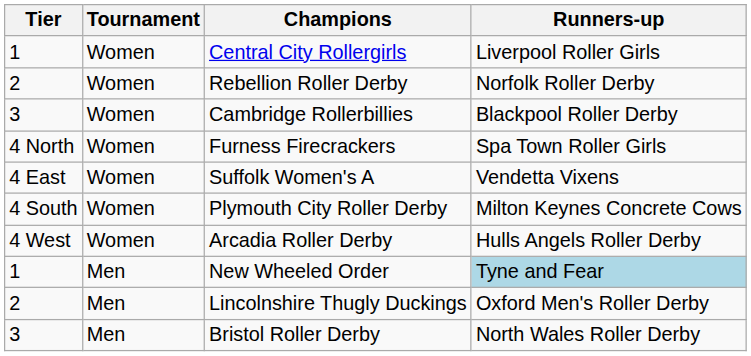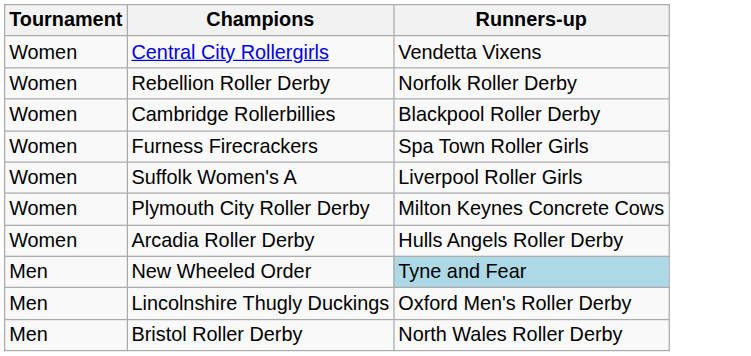- column: (43, 20)
(568, 51) Liverpool Roller Girls -> (470, 51) Vendetta Vixens
(547, 177) Vendetta Vixens -> (490, 177) Liverpool Roller Girls
